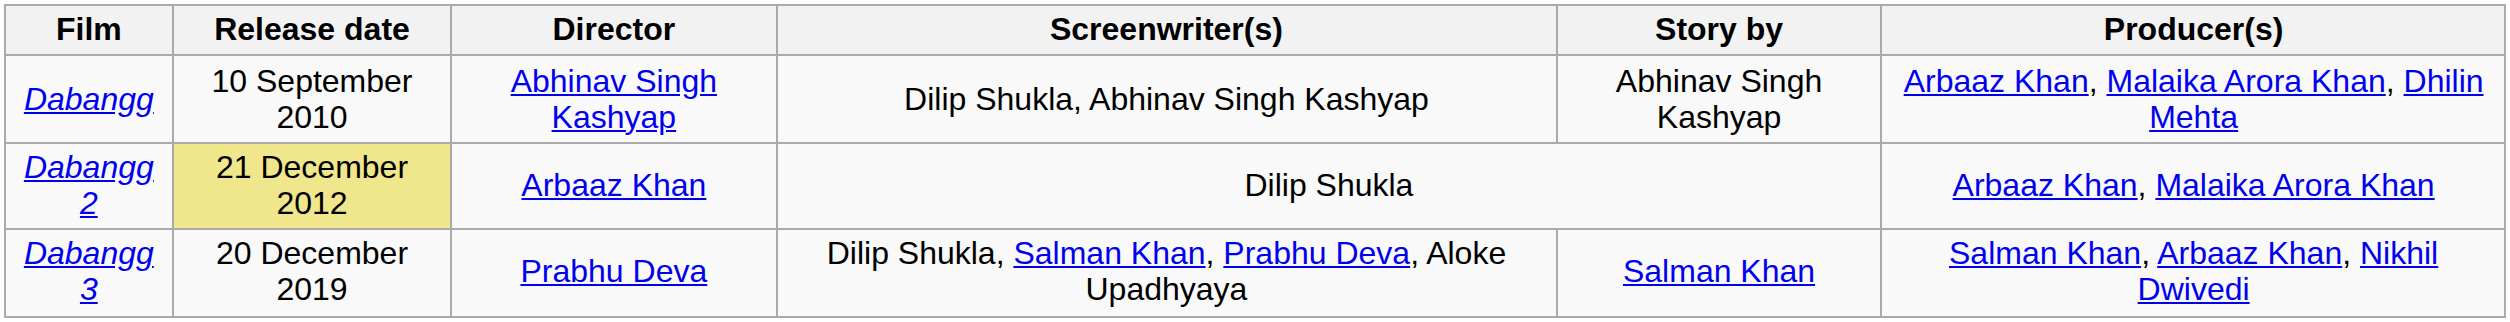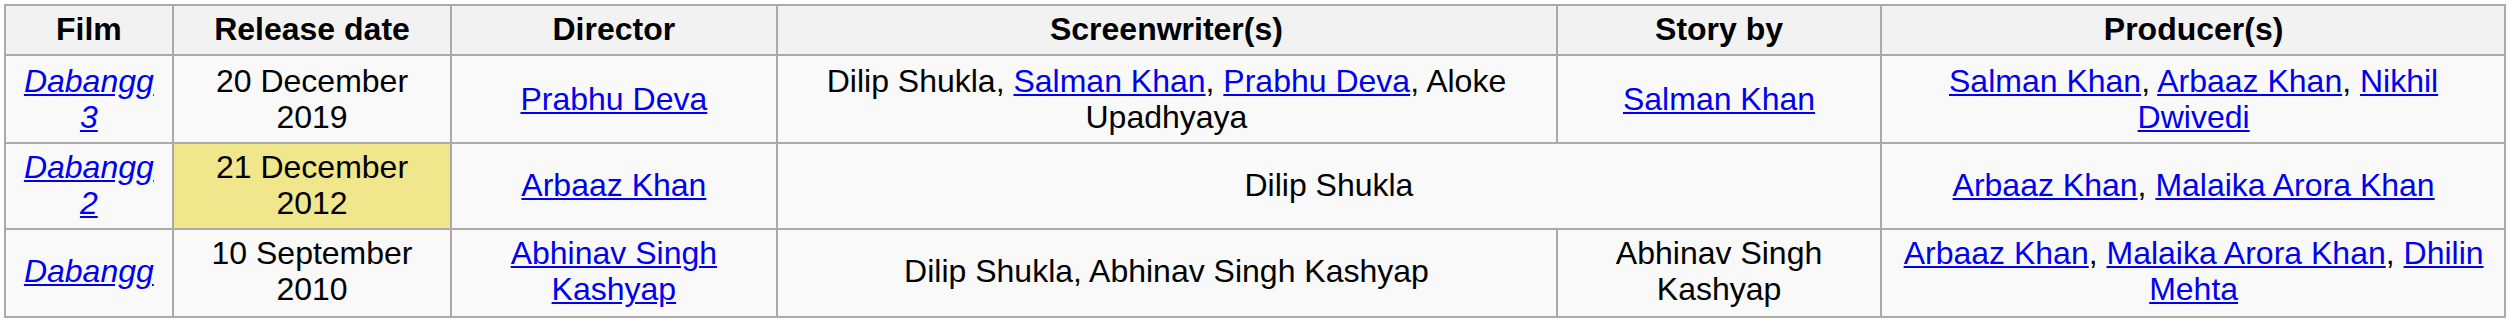rows swapped: (89, 98) <-> (89, 272)
